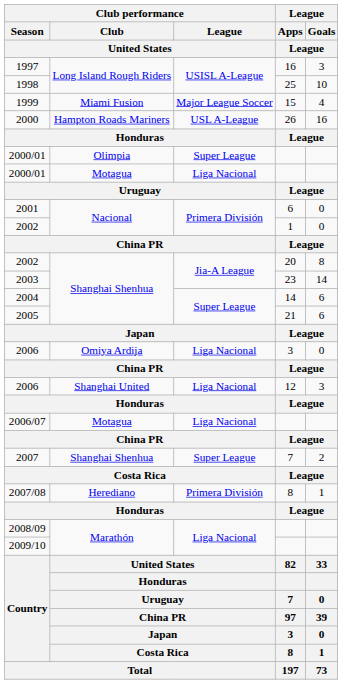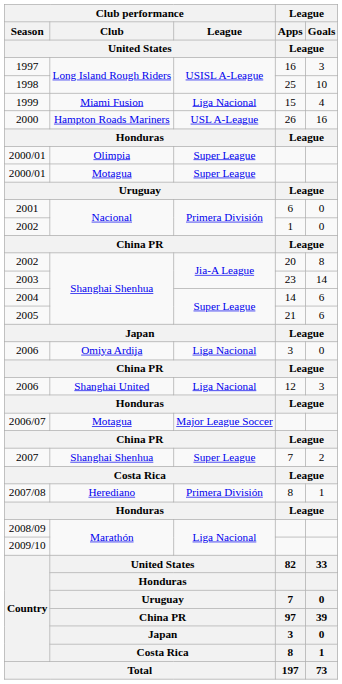(224, 102) Major League Soccer -> (224, 102) Liga Nacional
(224, 173) Liga Nacional -> (224, 173) Super League
(224, 421) Liga Nacional -> (224, 421) Major League Soccer
